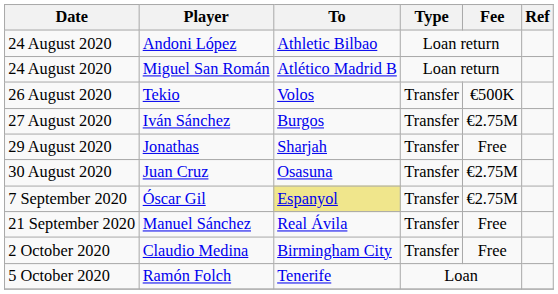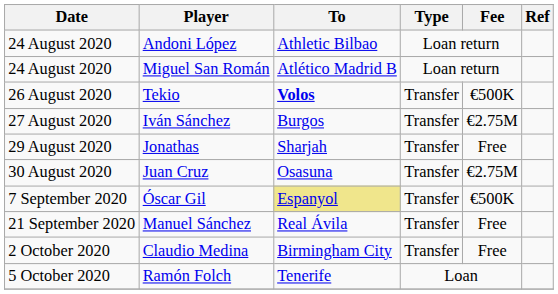(296, 95) normal -> (296, 95) bold
(492, 198) €2.75M -> (492, 198) €500K
